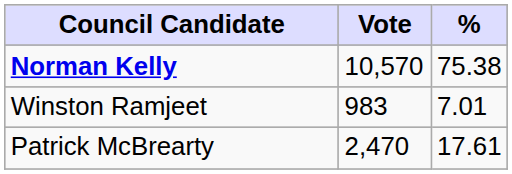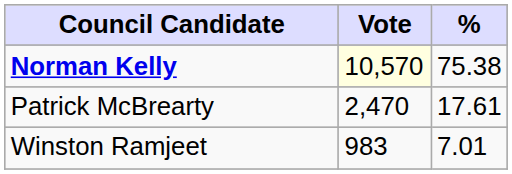(384, 65) no background -> (384, 65) lightyellow background
rows swapped: (112, 147) <-> (109, 106)
